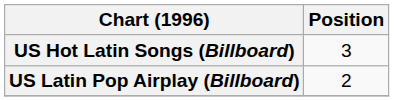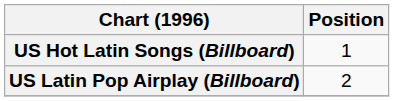(346, 50) 3 -> (346, 50) 1
